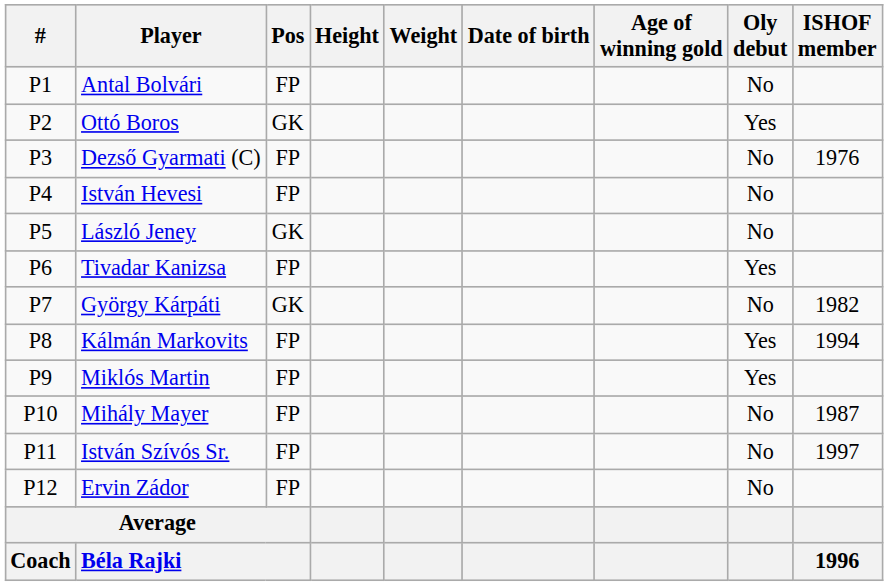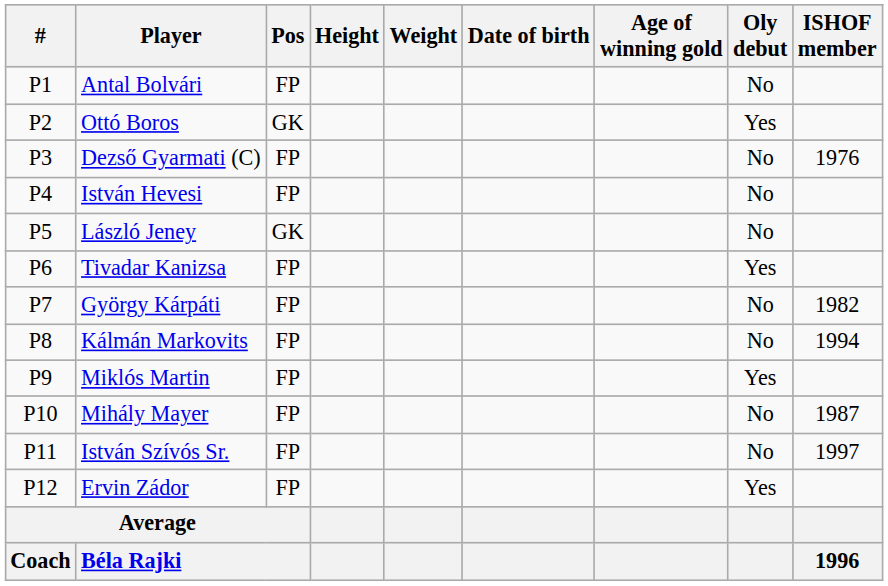(288, 304) GK -> (288, 304) FP
(760, 341) Yes -> (760, 341) No
(760, 487) No -> (760, 487) Yes
